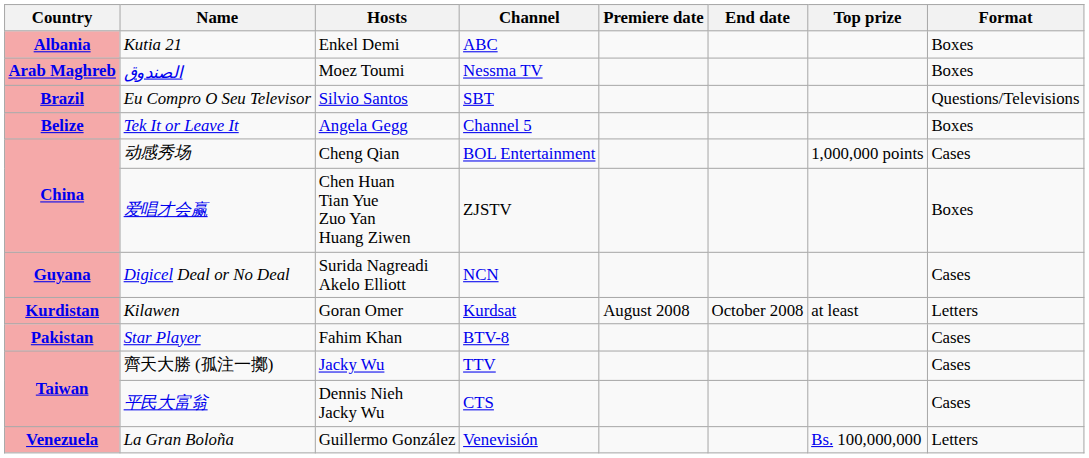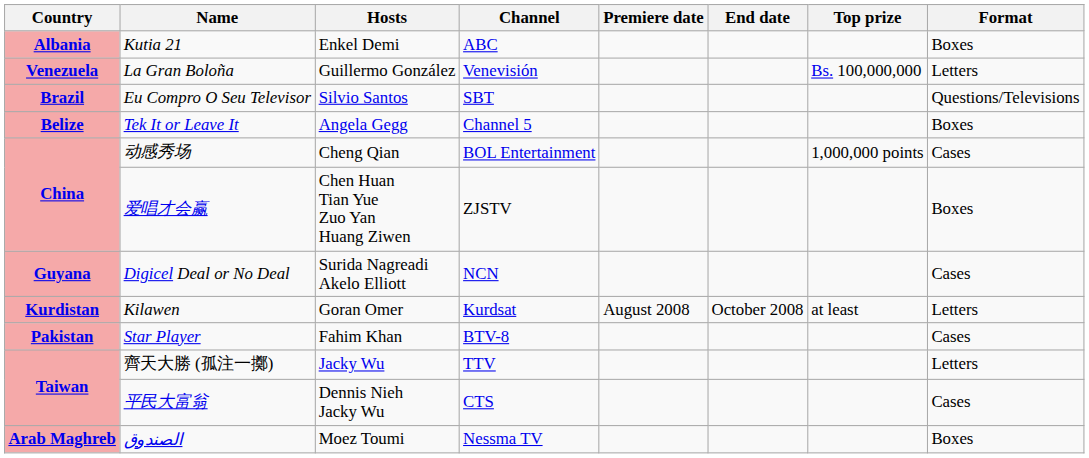rows swapped: (153, 72) <-> (179, 439)
(951, 365) Cases -> (955, 364) Letters
